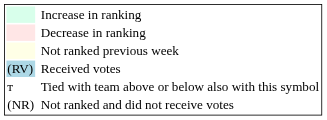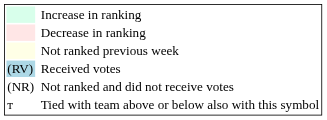rows swapped: (137, 104) <-> (180, 86)
